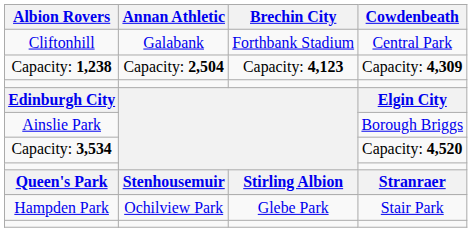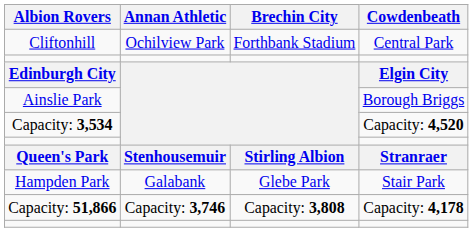(174, 42) Galabank -> (175, 42) Ochilview Park
- row: (62, 67)
(174, 207) Ochilview Park -> (175, 182) Galabank
+ row: (62, 207)
